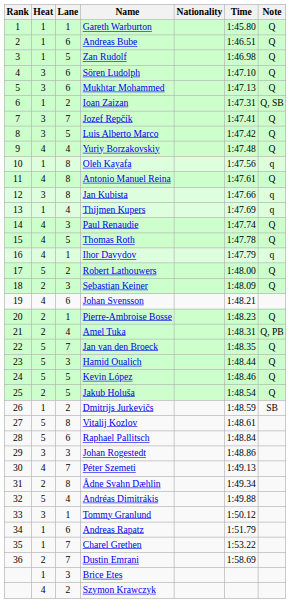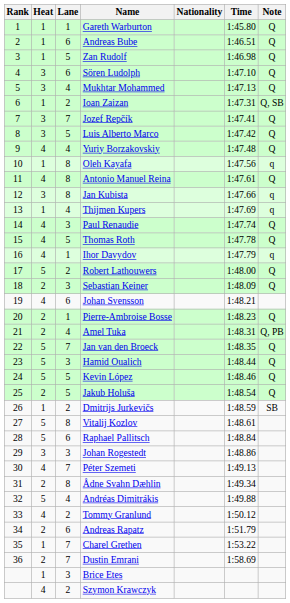(68, 88) 6 -> (68, 88) 4
(43, 514) 3 -> (43, 514) 4
(68, 514) 1 -> (68, 514) 2
(43, 529) 1 -> (43, 529) 2
